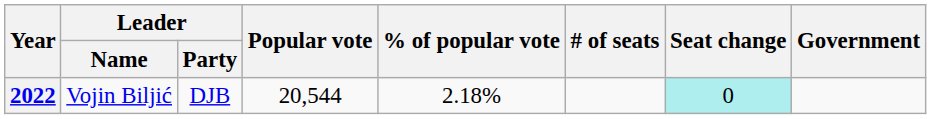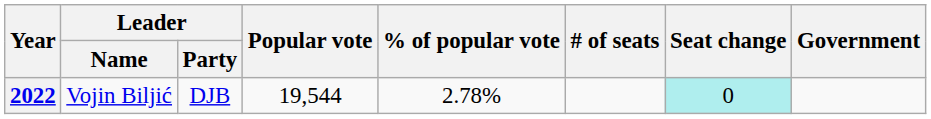(310, 95) 20,544 -> (310, 95) 19,544
(472, 95) 2.18% -> (472, 95) 2.78%
